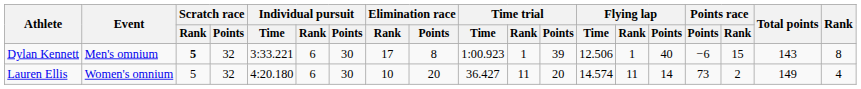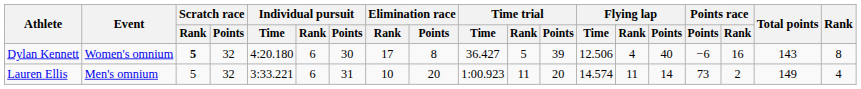(121, 54) Men's omnium -> (129, 54) Women's omnium
(272, 54) 3:33.221 -> (272, 54) 4:20.180
(483, 54) 1:00.923 -> (483, 54) 36.427
(524, 54) 1 -> (524, 54) 5
(632, 54) 1 -> (632, 54) 4
(738, 54) 15 -> (738, 54) 16
(129, 74) Women's omnium -> (121, 74) Men's omnium
(272, 74) 4:20.180 -> (272, 74) 3:33.221
(347, 74) 30 -> (347, 74) 31
(483, 74) 36.427 -> (483, 74) 1:00.923
